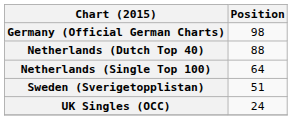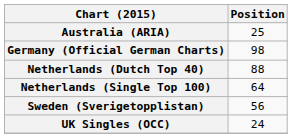+ row: (116, 32)
(258, 87) 51 -> (258, 106) 56
